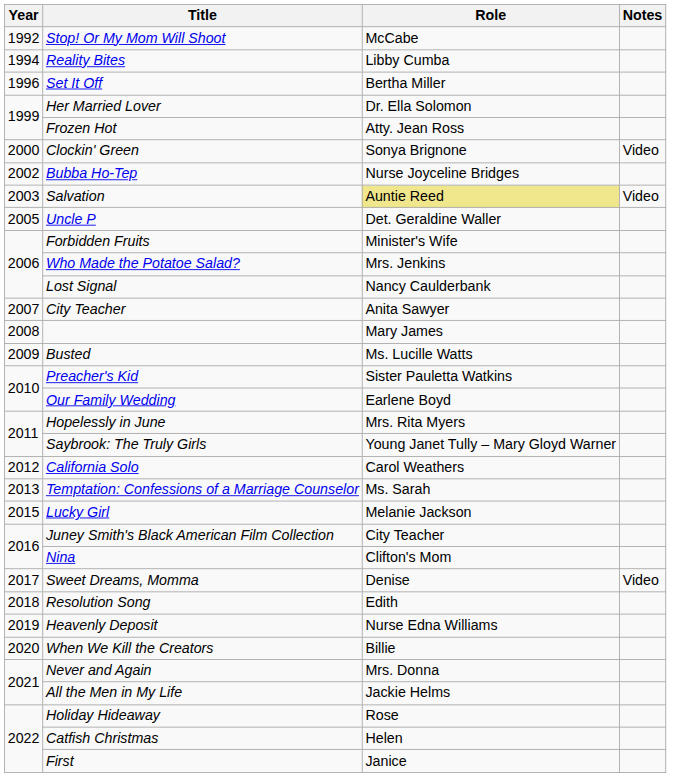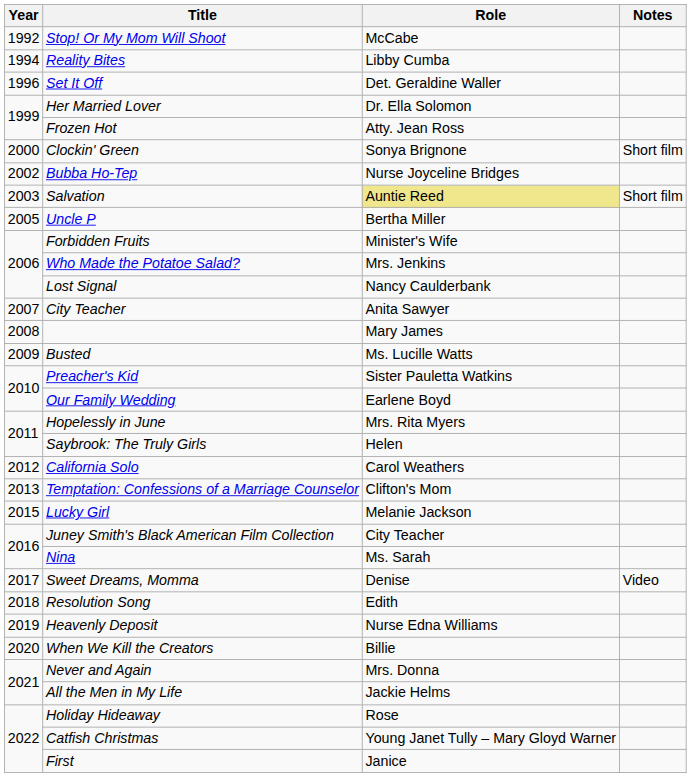(405, 83) Bertha Miller -> (433, 83) Det. Geraldine Waller
(641, 151) Video -> (653, 151) Short film
(641, 196) Video -> (653, 196) Short film
(433, 219) Det. Geraldine Waller -> (405, 219) Bertha Miller
(491, 444) Young Janet Tully – Mary Gloyd Warner -> (384, 444) Helen
(398, 490) Ms. Sarah -> (408, 490) Clifton's Mom
(408, 557) Clifton's Mom -> (398, 557) Ms. Sarah
(384, 738) Helen -> (491, 738) Young Janet Tully – Mary Gloyd Warner
